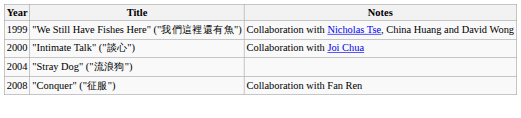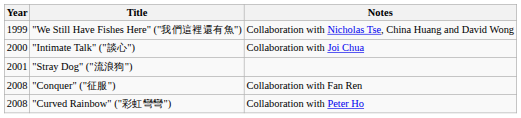(17, 67) 2004 -> (17, 67) 2001
+ row: (102, 103)
